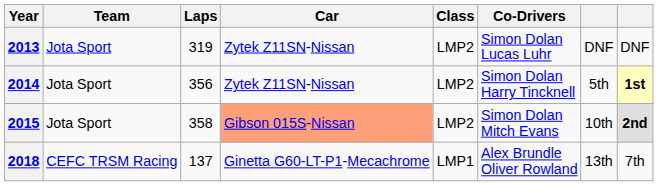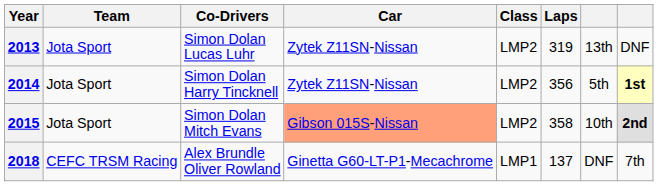columns swapped: (529, 16) <-> (201, 16)
(599, 47) DNF -> (599, 47) 13th
(599, 162) 13th -> (599, 162) DNF
